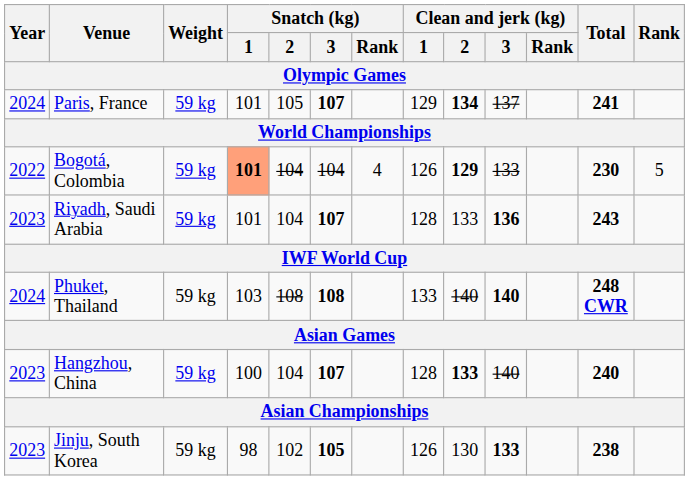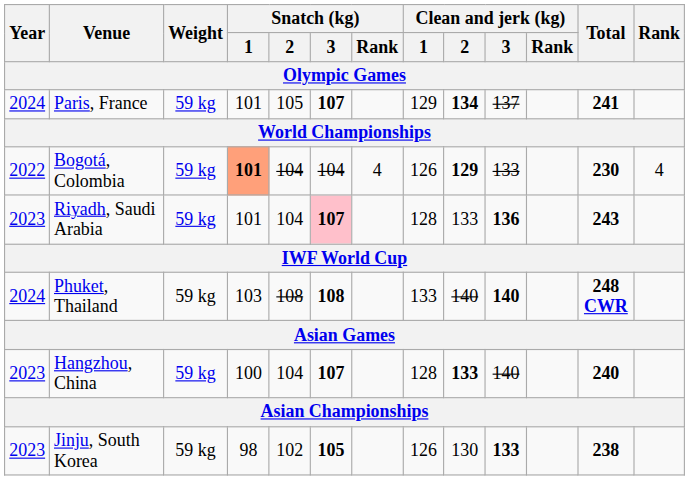(659, 170) 5 -> (659, 170) 4
(331, 219) no background -> (331, 219) pink background
